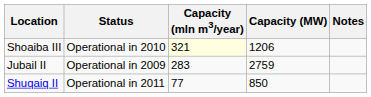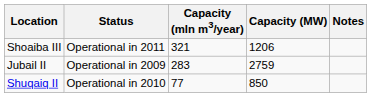(116, 47) Operational in 2010 -> (116, 47) Operational in 2011
(180, 47) lightyellow background -> (180, 47) no background
(116, 83) Operational in 2011 -> (116, 83) Operational in 2010
